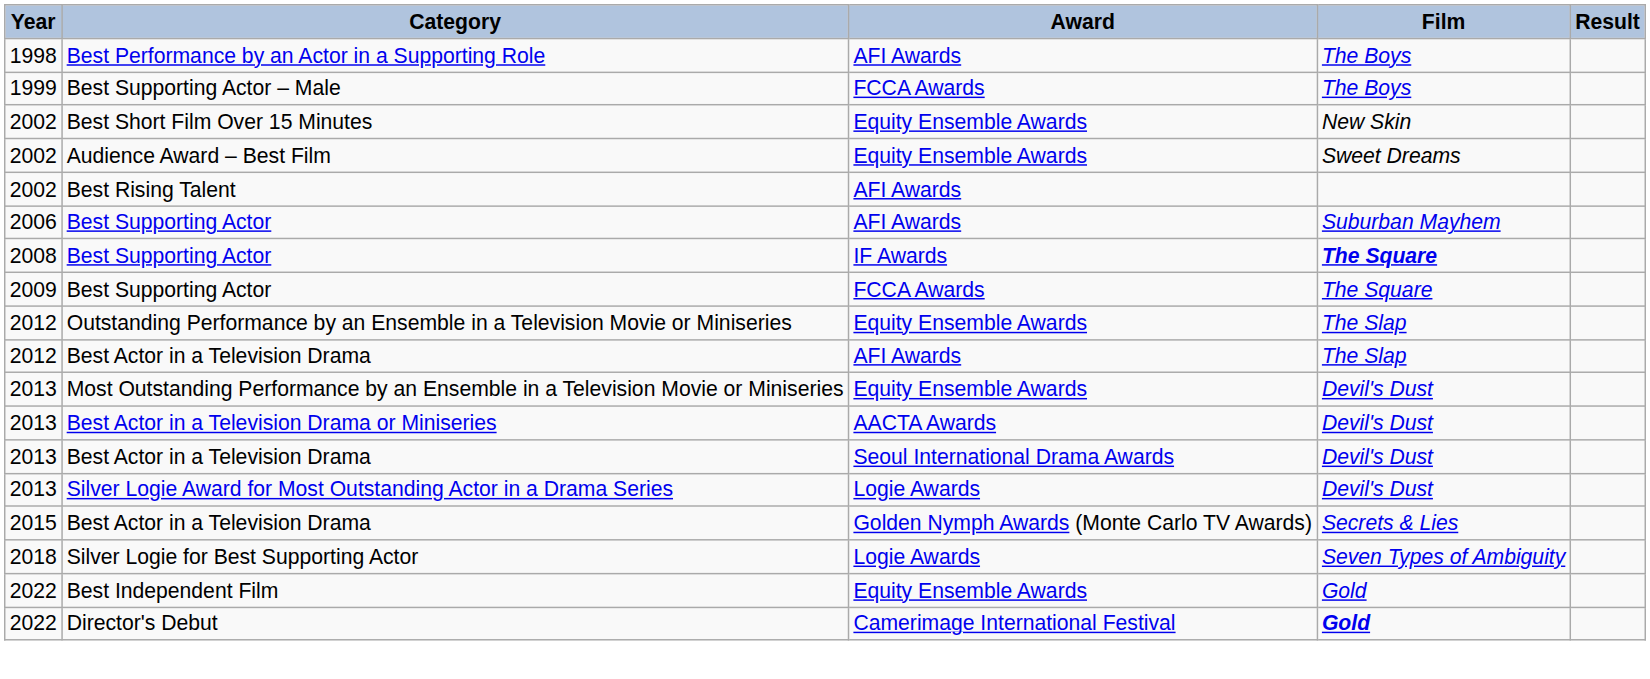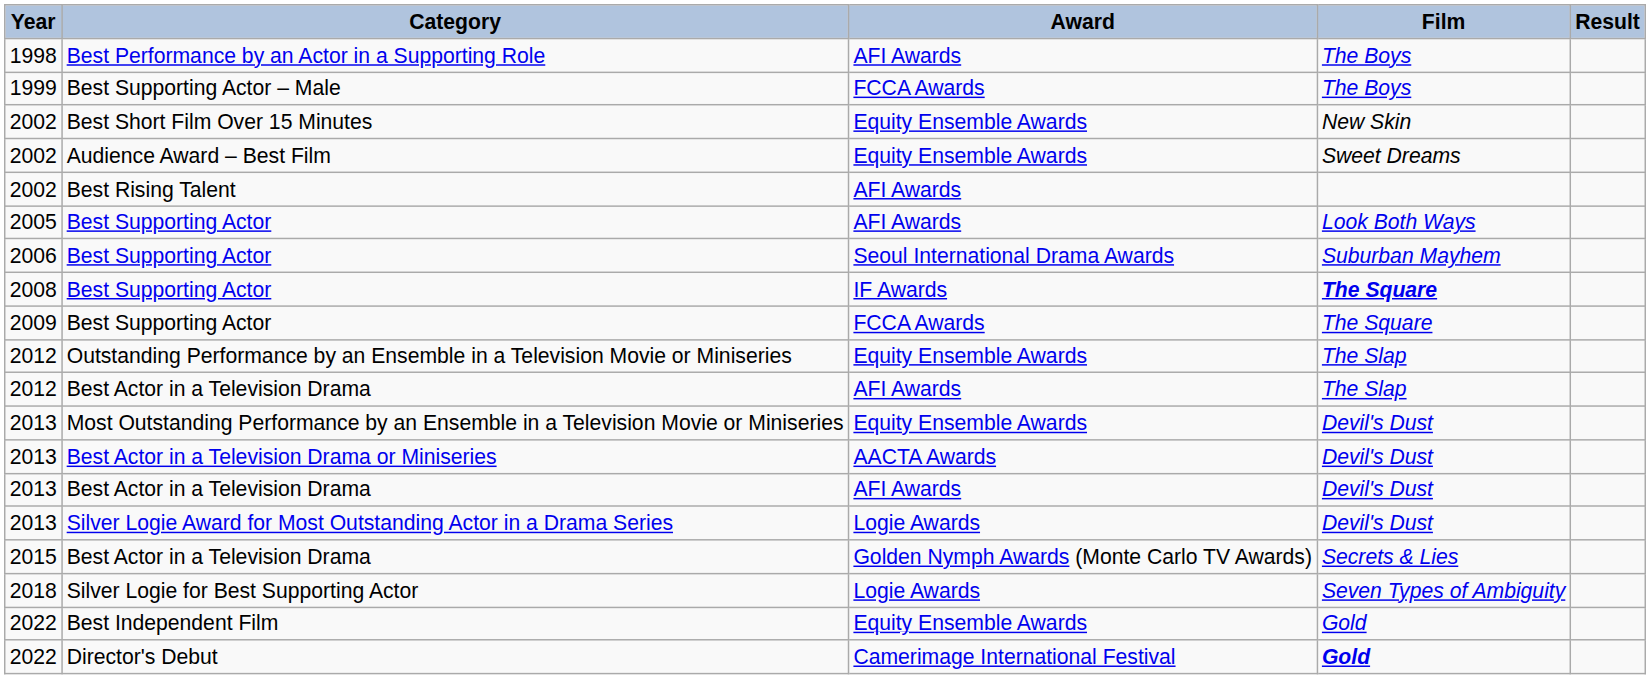+ row: (33, 223)
(907, 223) AFI Awards -> (1014, 256) Seoul International Drama Awards
(1014, 457) Seoul International Drama Awards -> (907, 490) AFI Awards
